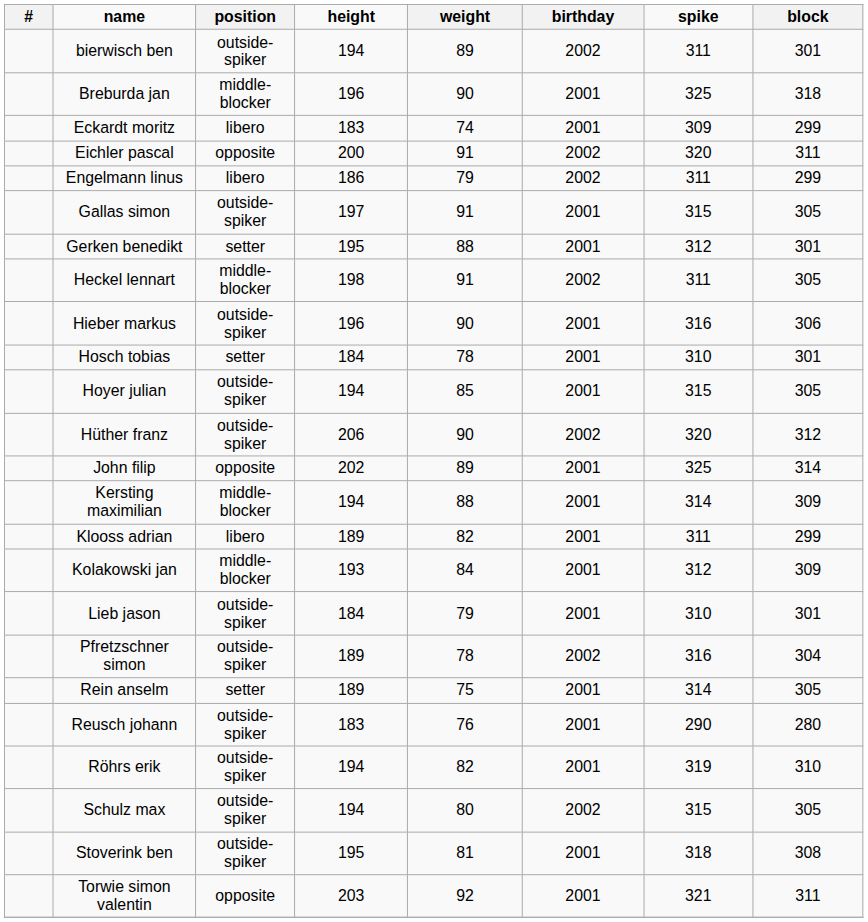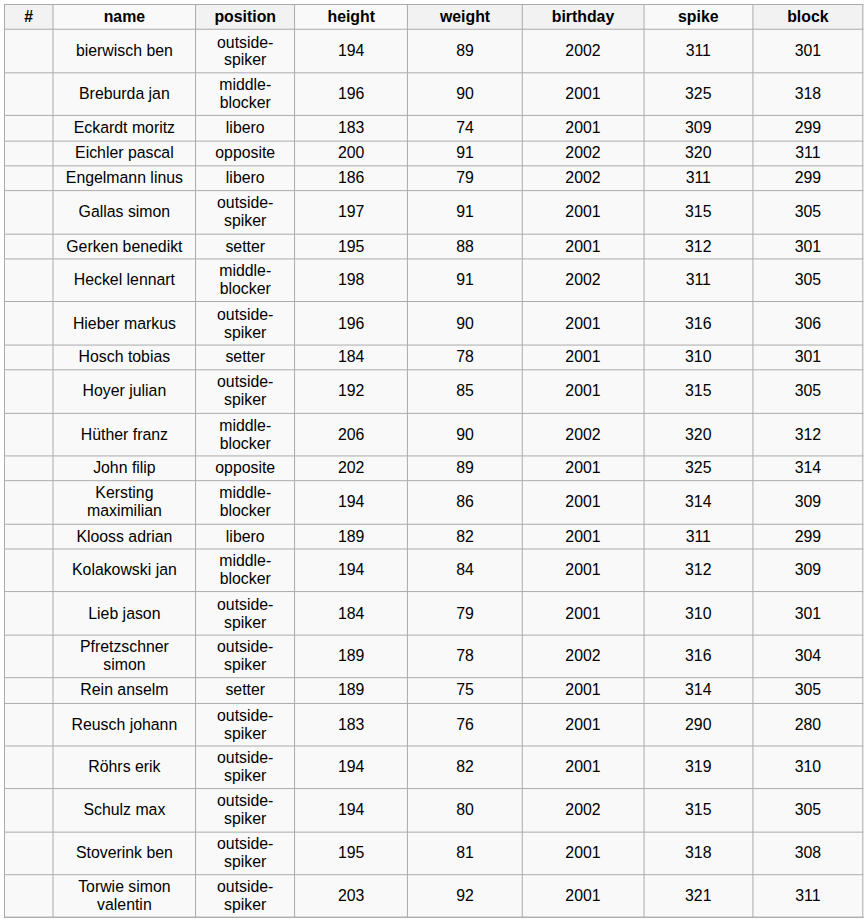(351, 391) 194 -> (351, 391) 192
(245, 434) outside-spiker -> (245, 434) middle-blocker
(465, 502) 88 -> (465, 502) 86
(351, 570) 193 -> (351, 570) 194
(245, 896) opposite -> (245, 896) outside-spiker
